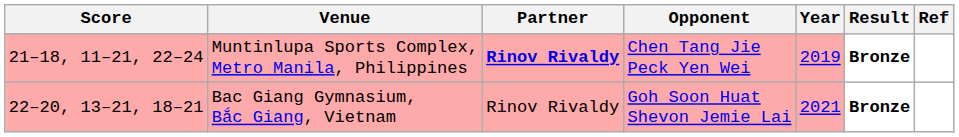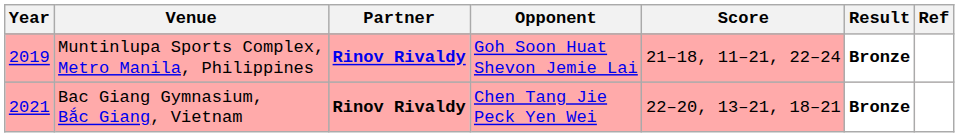columns swapped: (820, 19) <-> (106, 19)
(694, 58) Chen Tang Jie Peck Yen Wei -> (556, 58) Goh Soon Huat Shevon Jemie Lai
(553, 107) normal -> (399, 107) bold
(709, 107) Goh Soon Huat Shevon Jemie Lai -> (541, 107) Chen Tang Jie Peck Yen Wei
